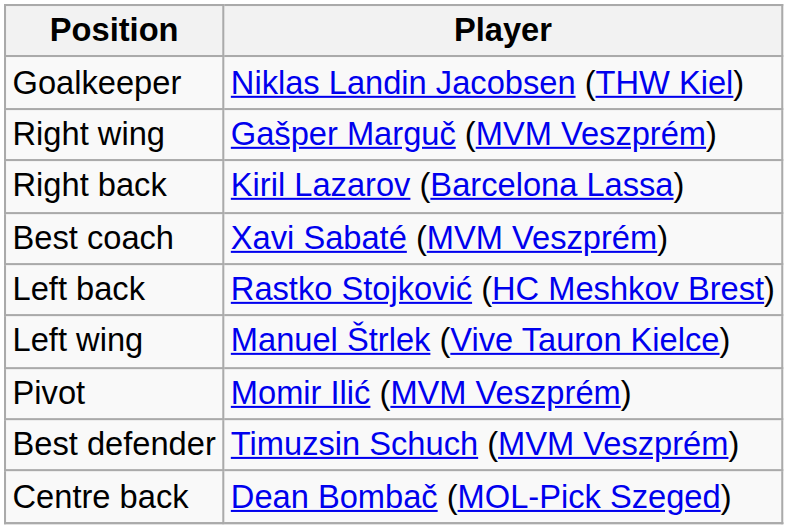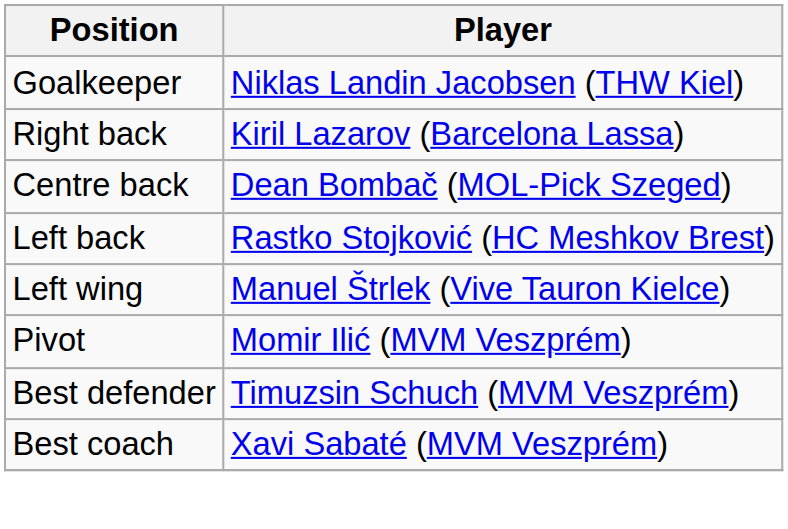- row: (89, 133)
rows swapped: (101, 496) <-> (93, 237)
